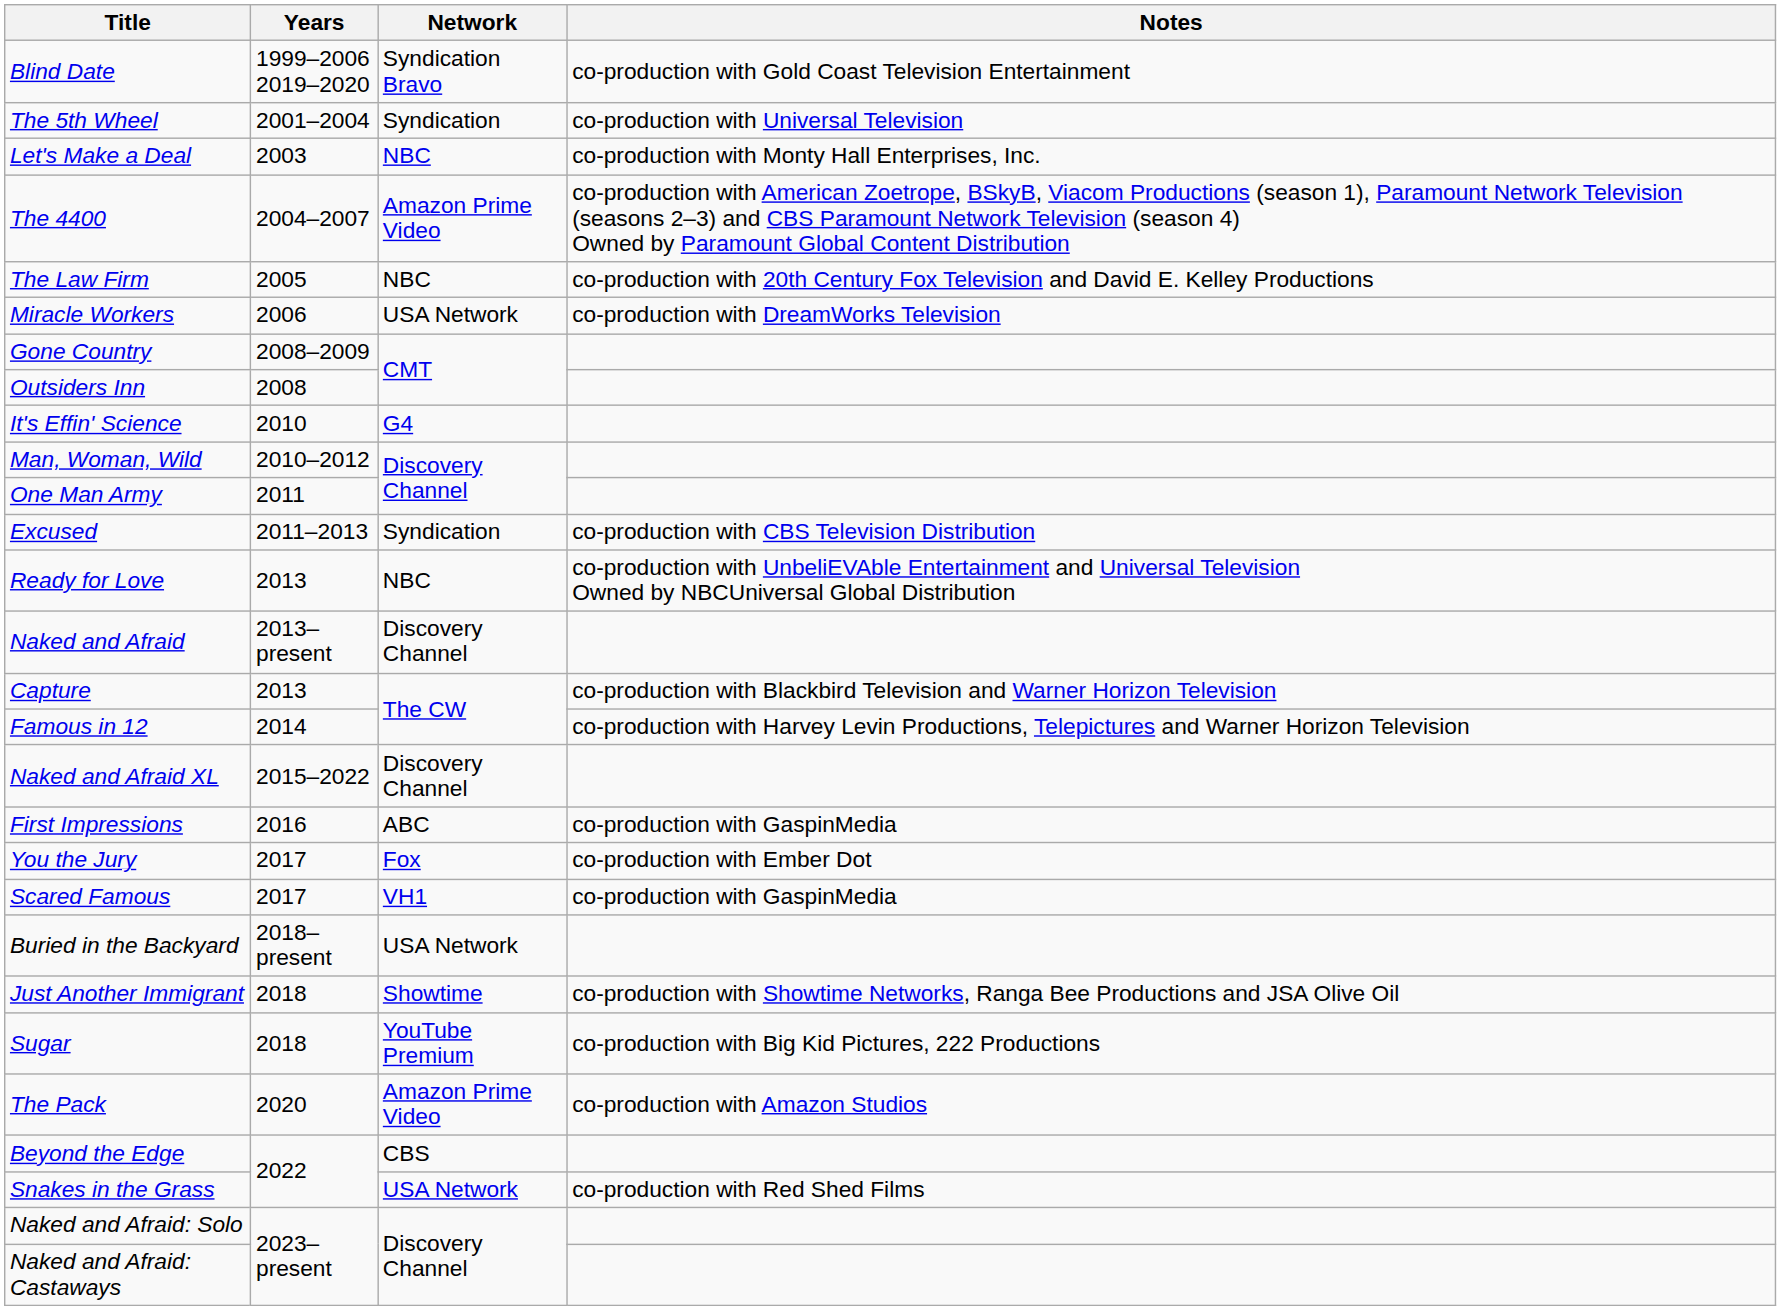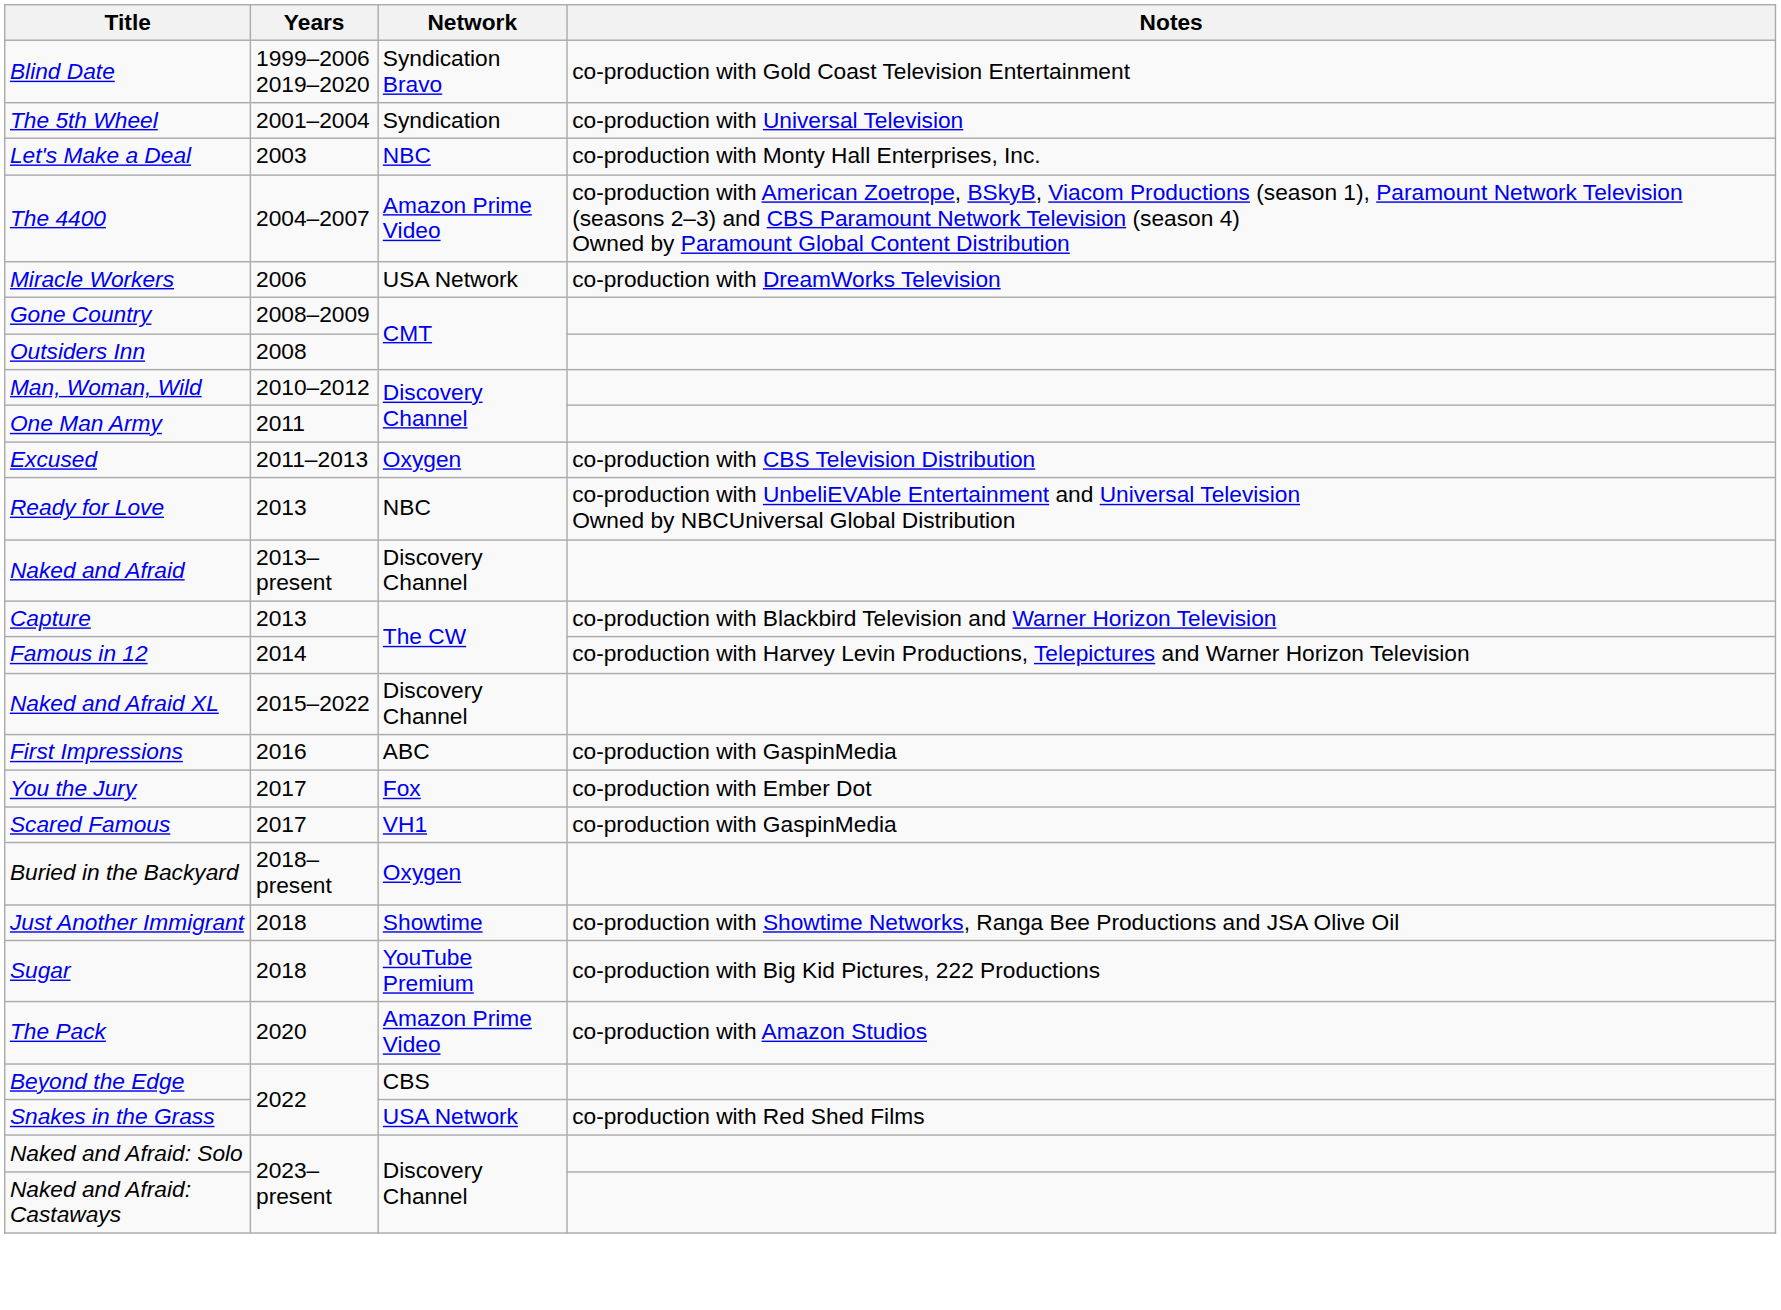- row: (79, 279)
- row: (96, 423)
(442, 531) Syndication -> (422, 459) Oxygen
(450, 945) USA Network -> (422, 873) Oxygen
